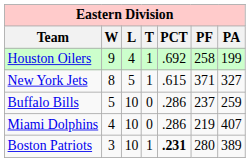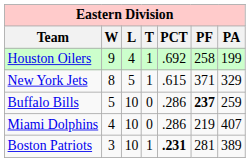(231, 80) 327 -> (231, 80) 329
(204, 102) normal -> (204, 102) bold
(204, 146) 280 -> (204, 146) 281
